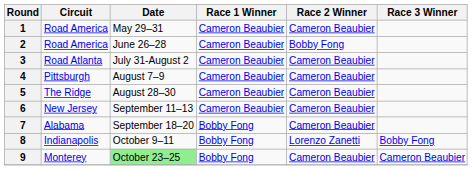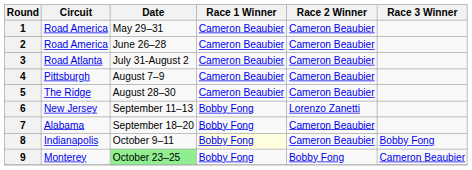(317, 44) Bobby Fong -> (332, 44) Cameron Beaubier
(241, 108) Cameron Beaubier -> (226, 108) Bobby Fong
(332, 108) Cameron Beaubier -> (324, 108) Lorenzo Zanetti
(226, 141) no background -> (226, 141) lightyellow background
(324, 141) Lorenzo Zanetti -> (332, 141) Cameron Beaubier
(332, 157) Cameron Beaubier -> (317, 157) Bobby Fong
